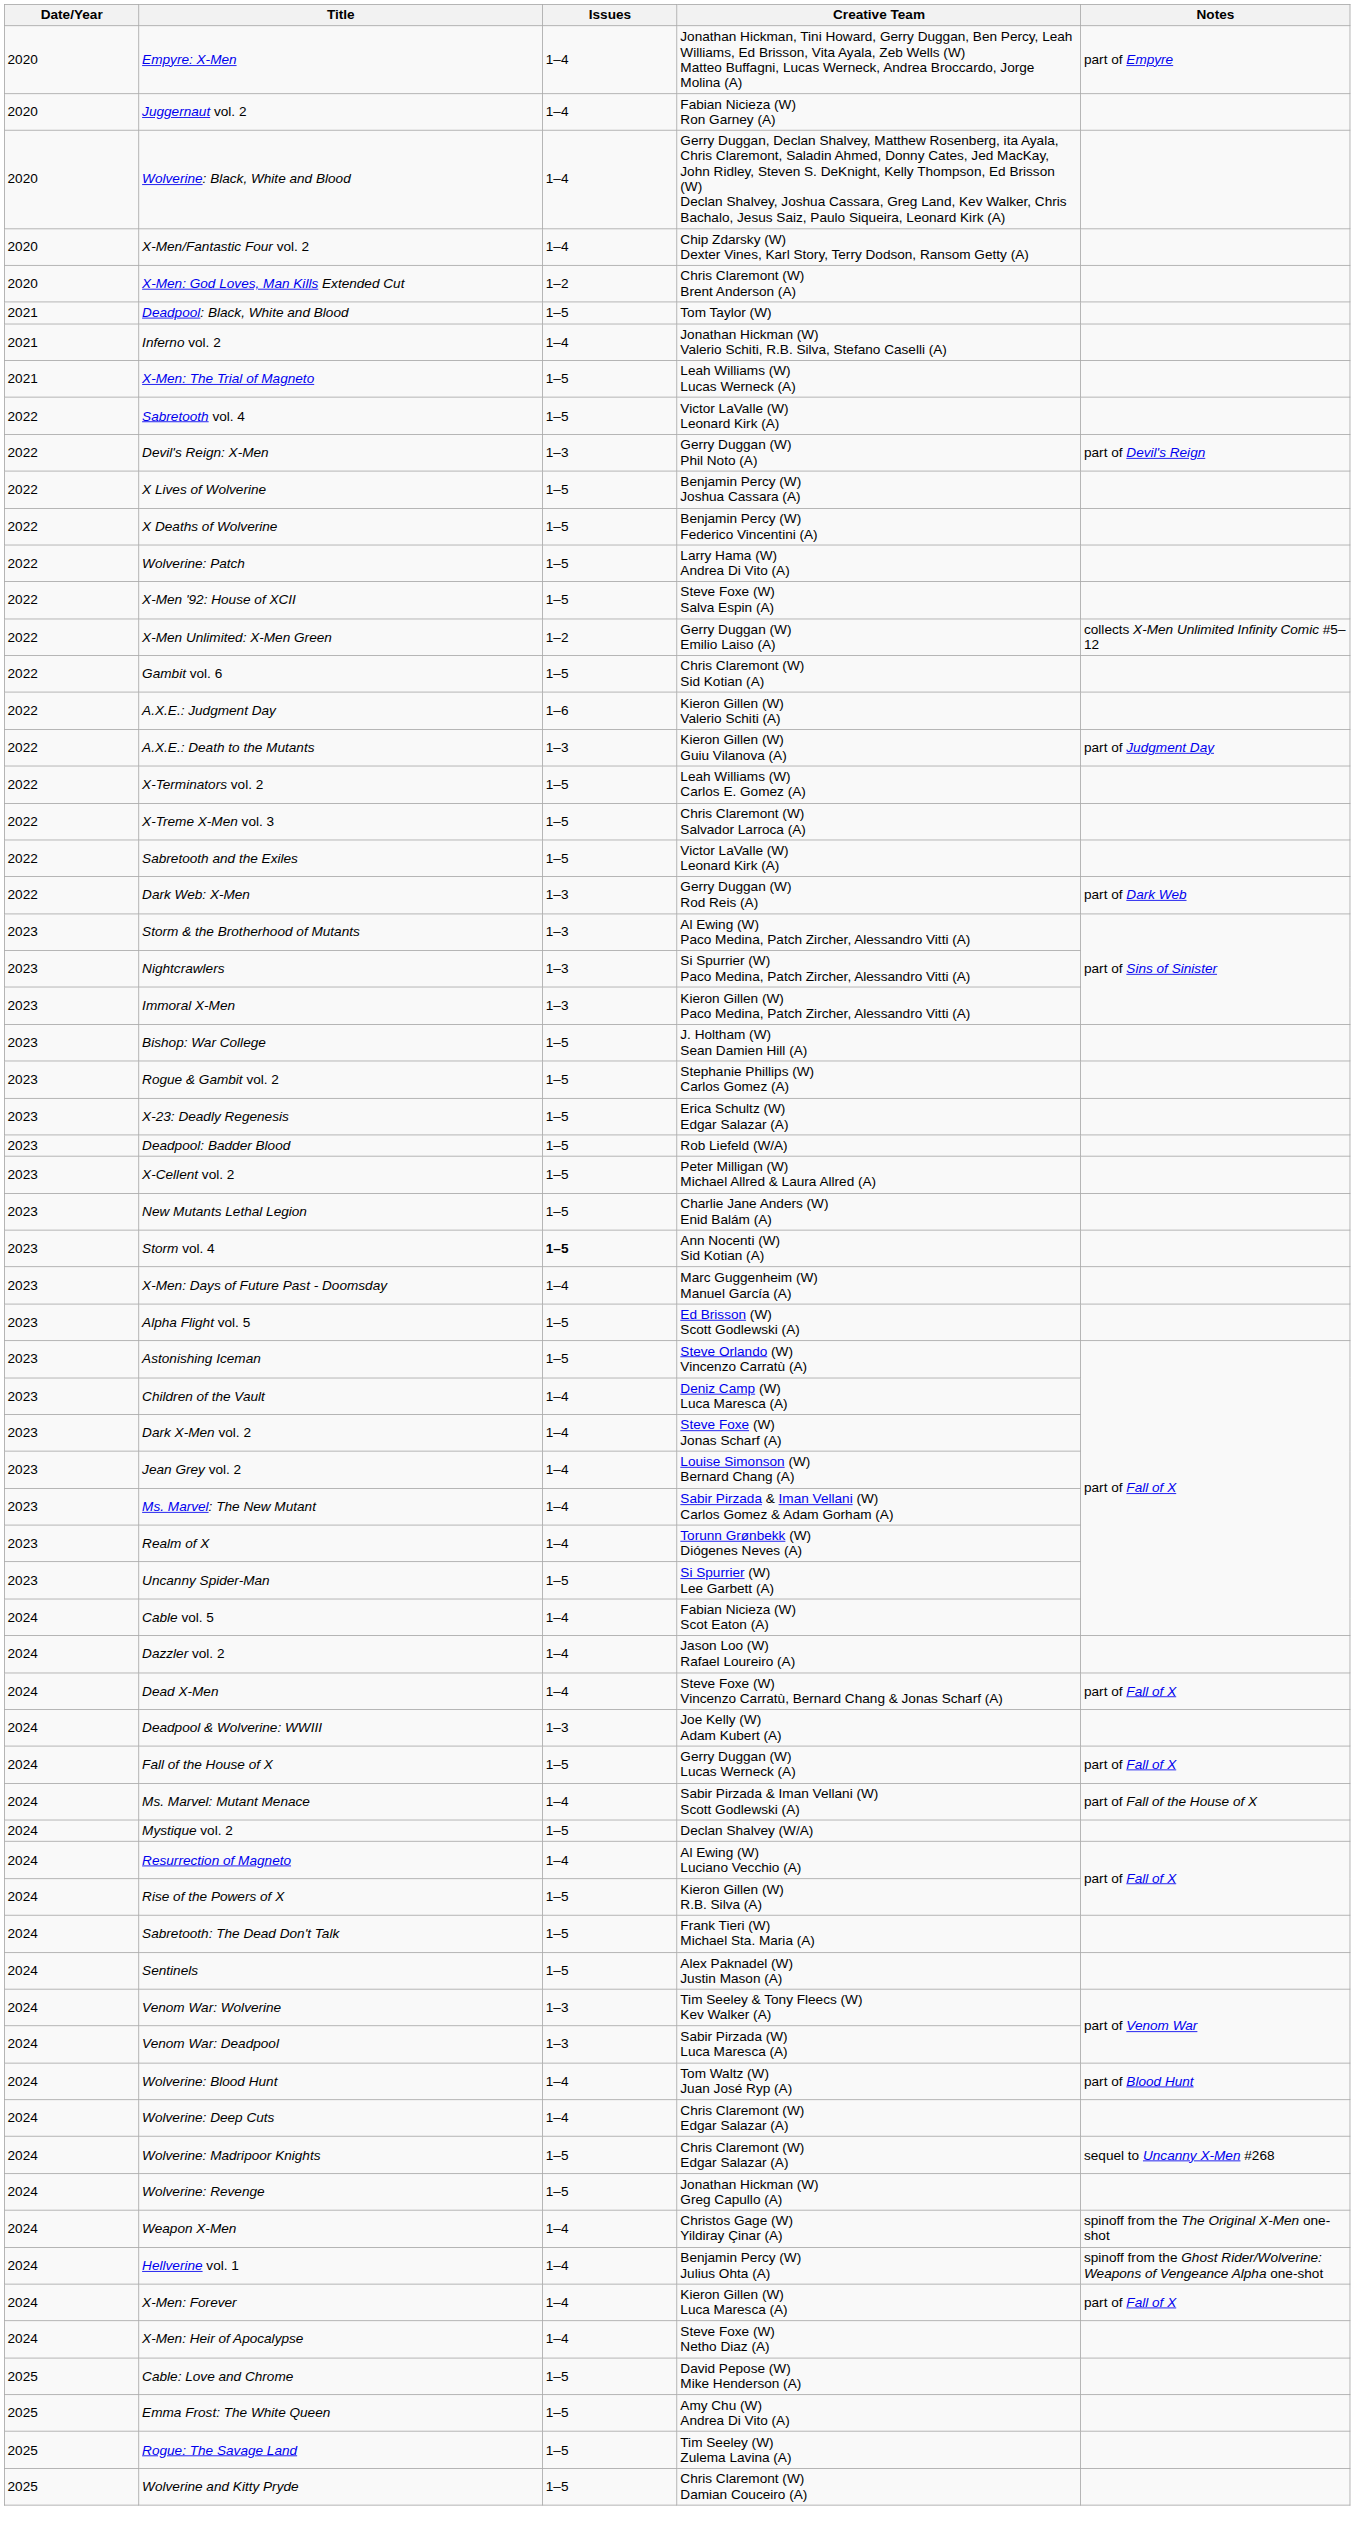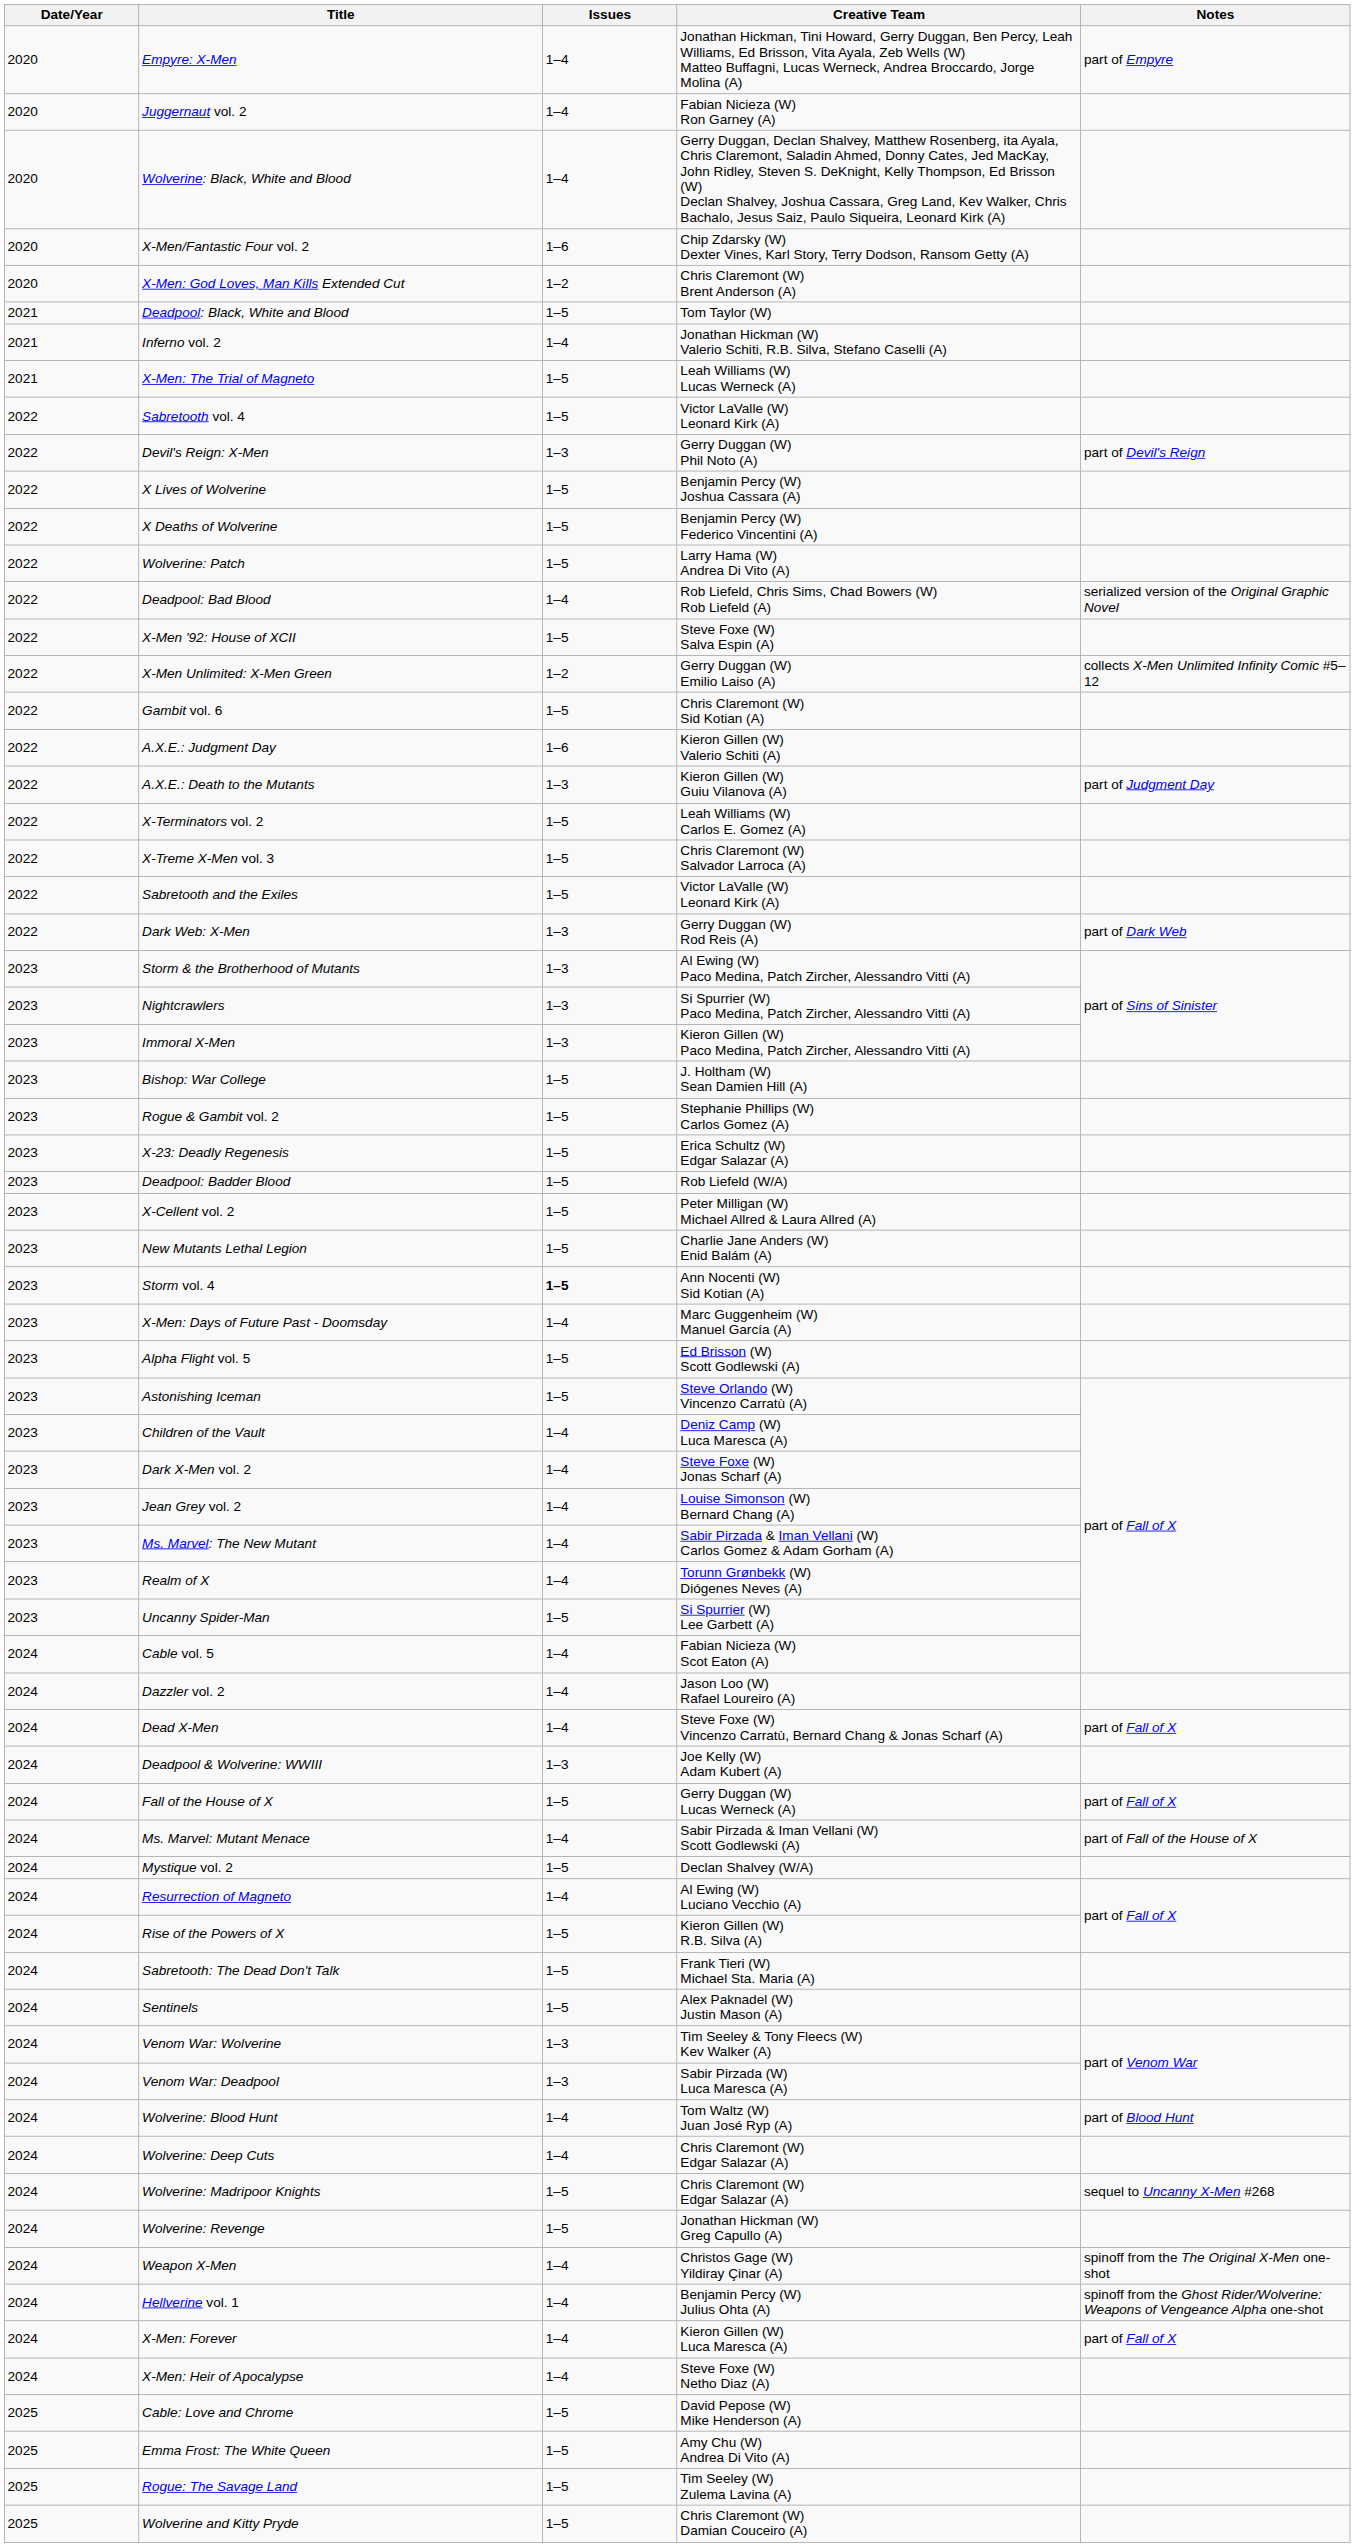(557, 246) 1–4 -> (557, 246) 1–6
+ row: (206, 600)
